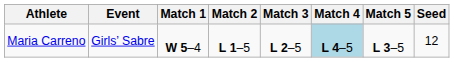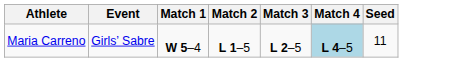- column: (388, 14)
(431, 41) 12 -> (380, 41) 11
